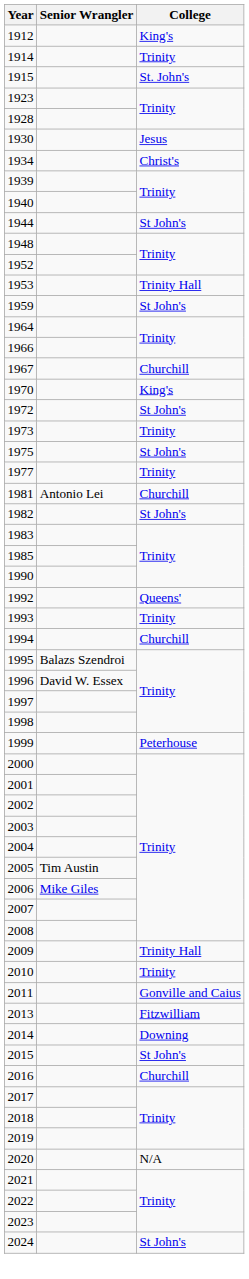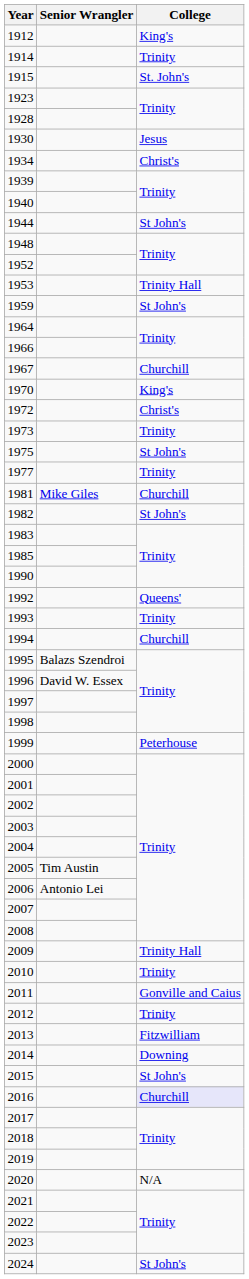(163, 410) St John's -> (159, 410) Christ's
(72, 493) Antonio Lei -> (69, 493) Mike Giles
(69, 888) Mike Giles -> (72, 888) Antonio Lei
+ row: (21, 1013)
(164, 1076) no background -> (164, 1096) lavender background
